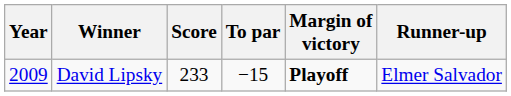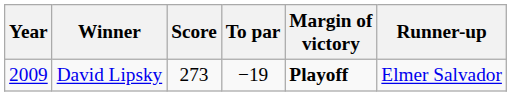(194, 75) 233 -> (194, 75) 273
(253, 75) −15 -> (253, 75) −19
